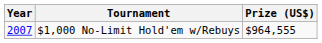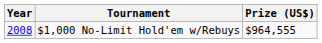(20, 30) 2007 -> (20, 30) 2008
